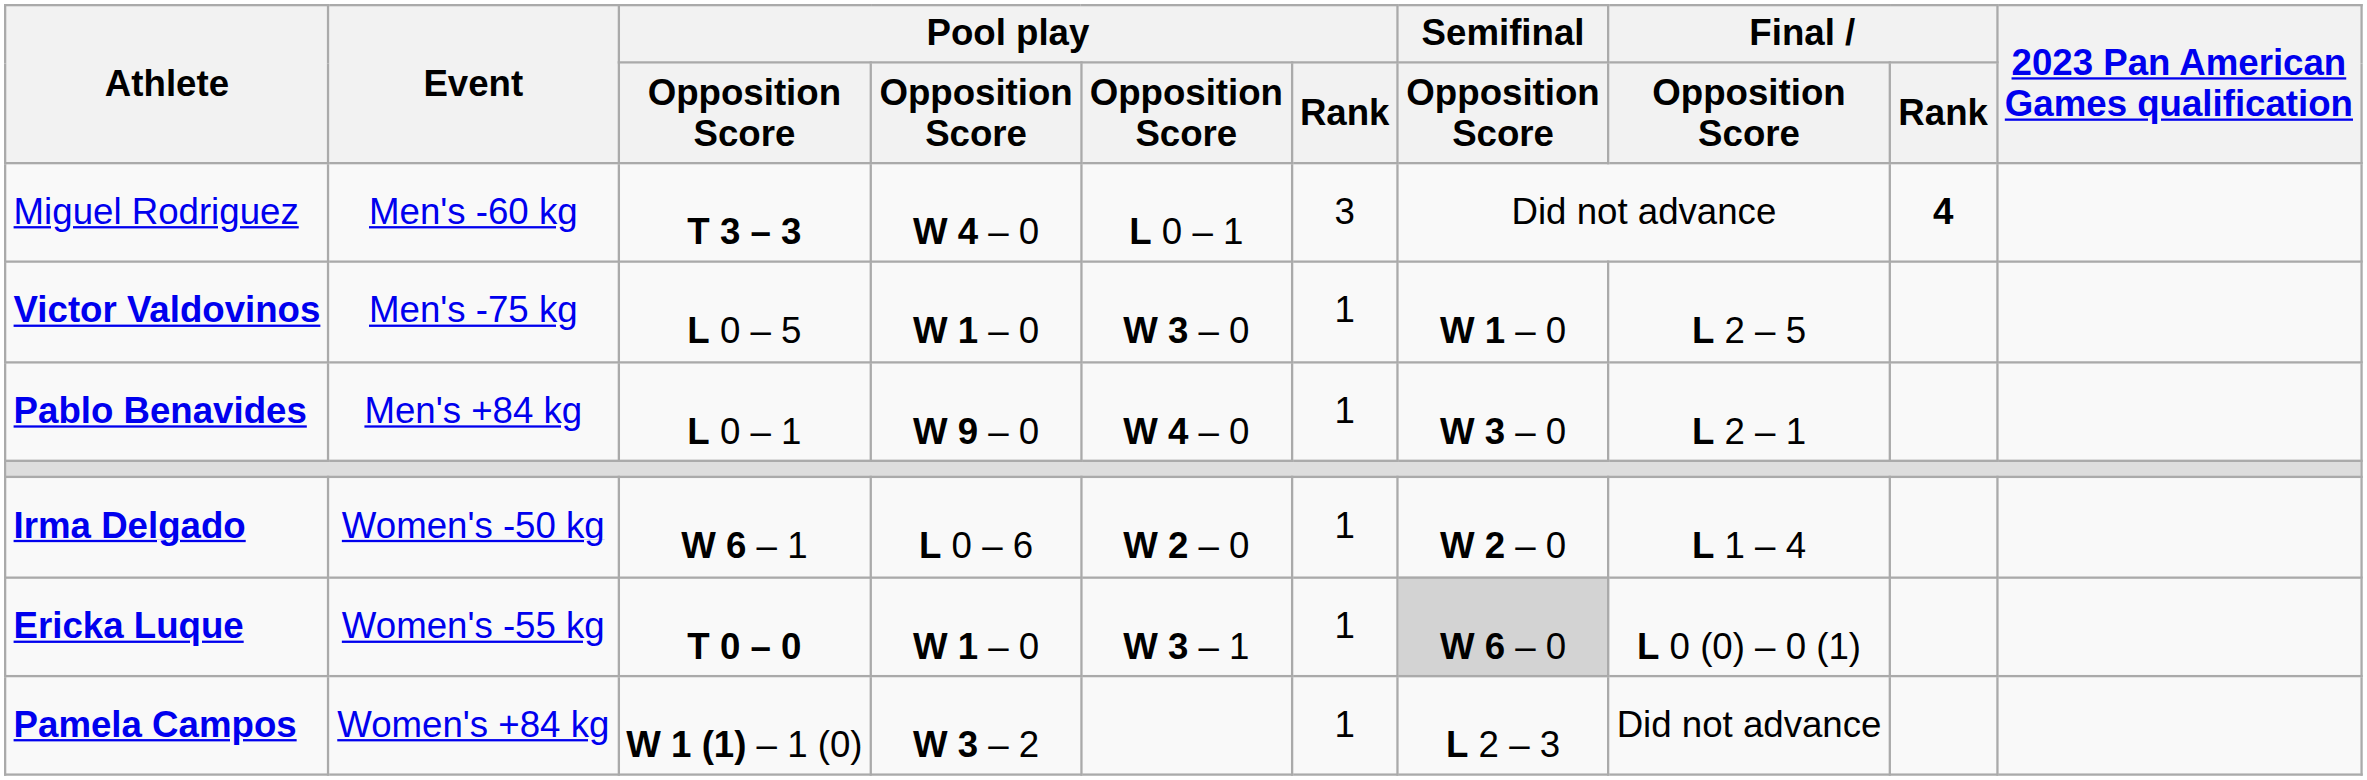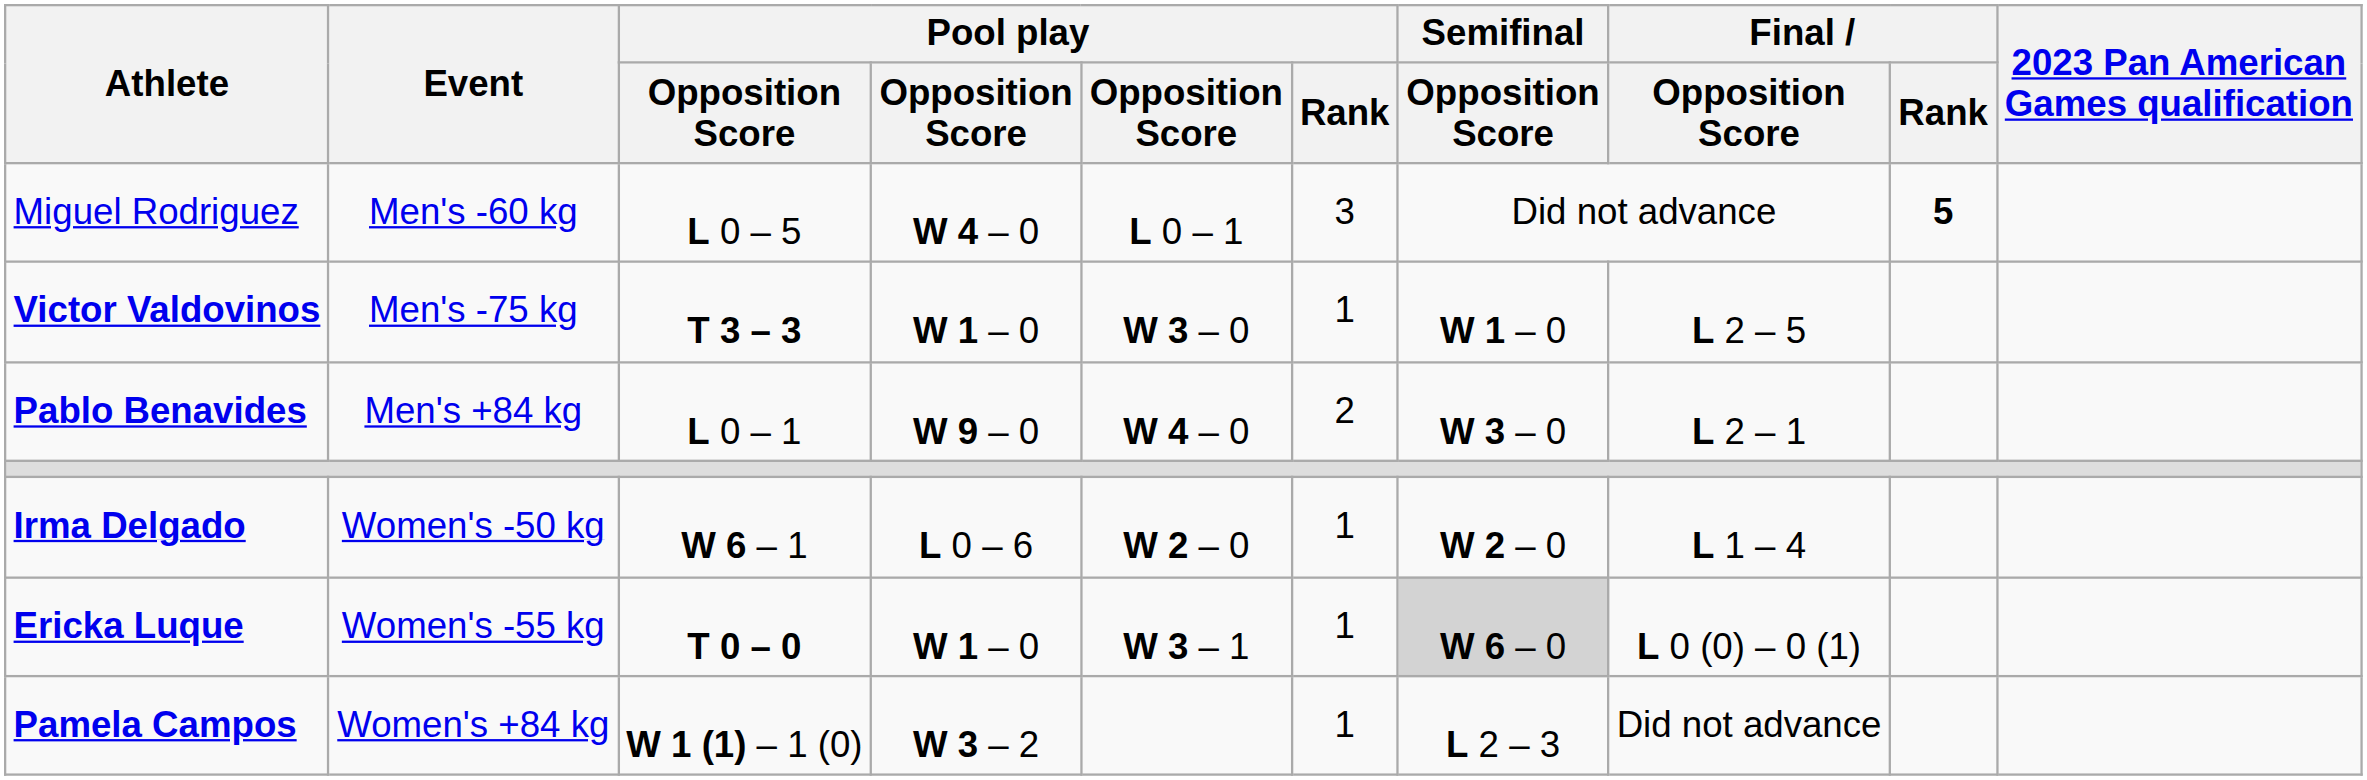(744, 232) T 3 – 3 -> (744, 232) L 0 – 5
(1943, 211) 4 -> (1943, 211) 5
(744, 331) L 0 – 5 -> (744, 331) T 3 – 3
(1345, 410) 1 -> (1345, 410) 2
